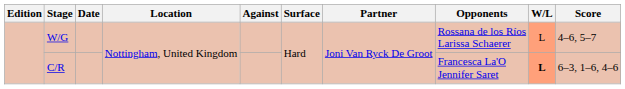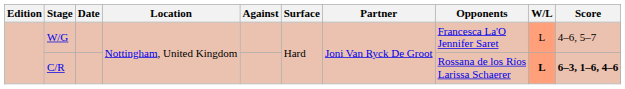(482, 37) Rossana de los Ríos Larissa Schaerer -> (472, 37) Francesca La'O Jennifer Saret
(472, 67) Francesca La'O Jennifer Saret -> (482, 67) Rossana de los Ríos Larissa Schaerer
(588, 67) normal -> (588, 67) bold
